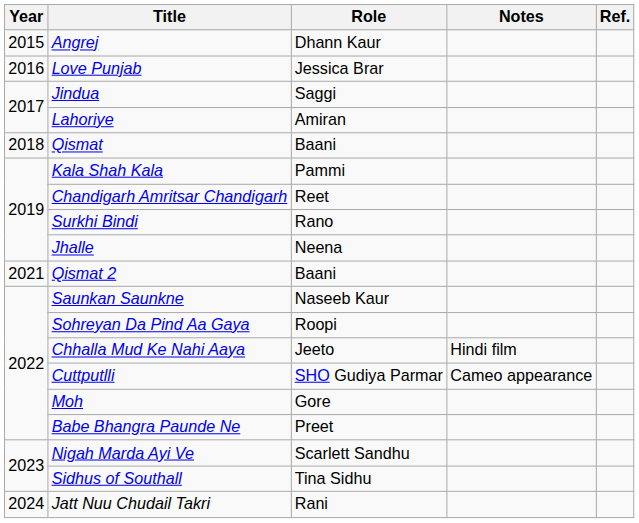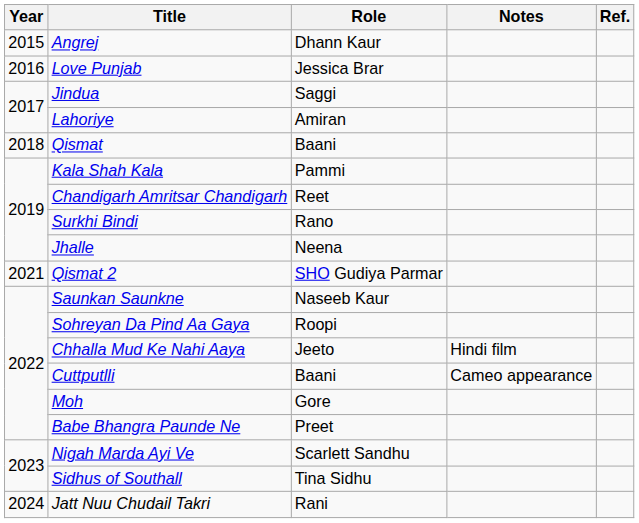(315, 273) Baani -> (369, 273) SHO Gudiya Parmar
(369, 376) SHO Gudiya Parmar -> (315, 376) Baani
